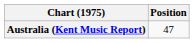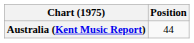(169, 29) 47 -> (169, 29) 44
